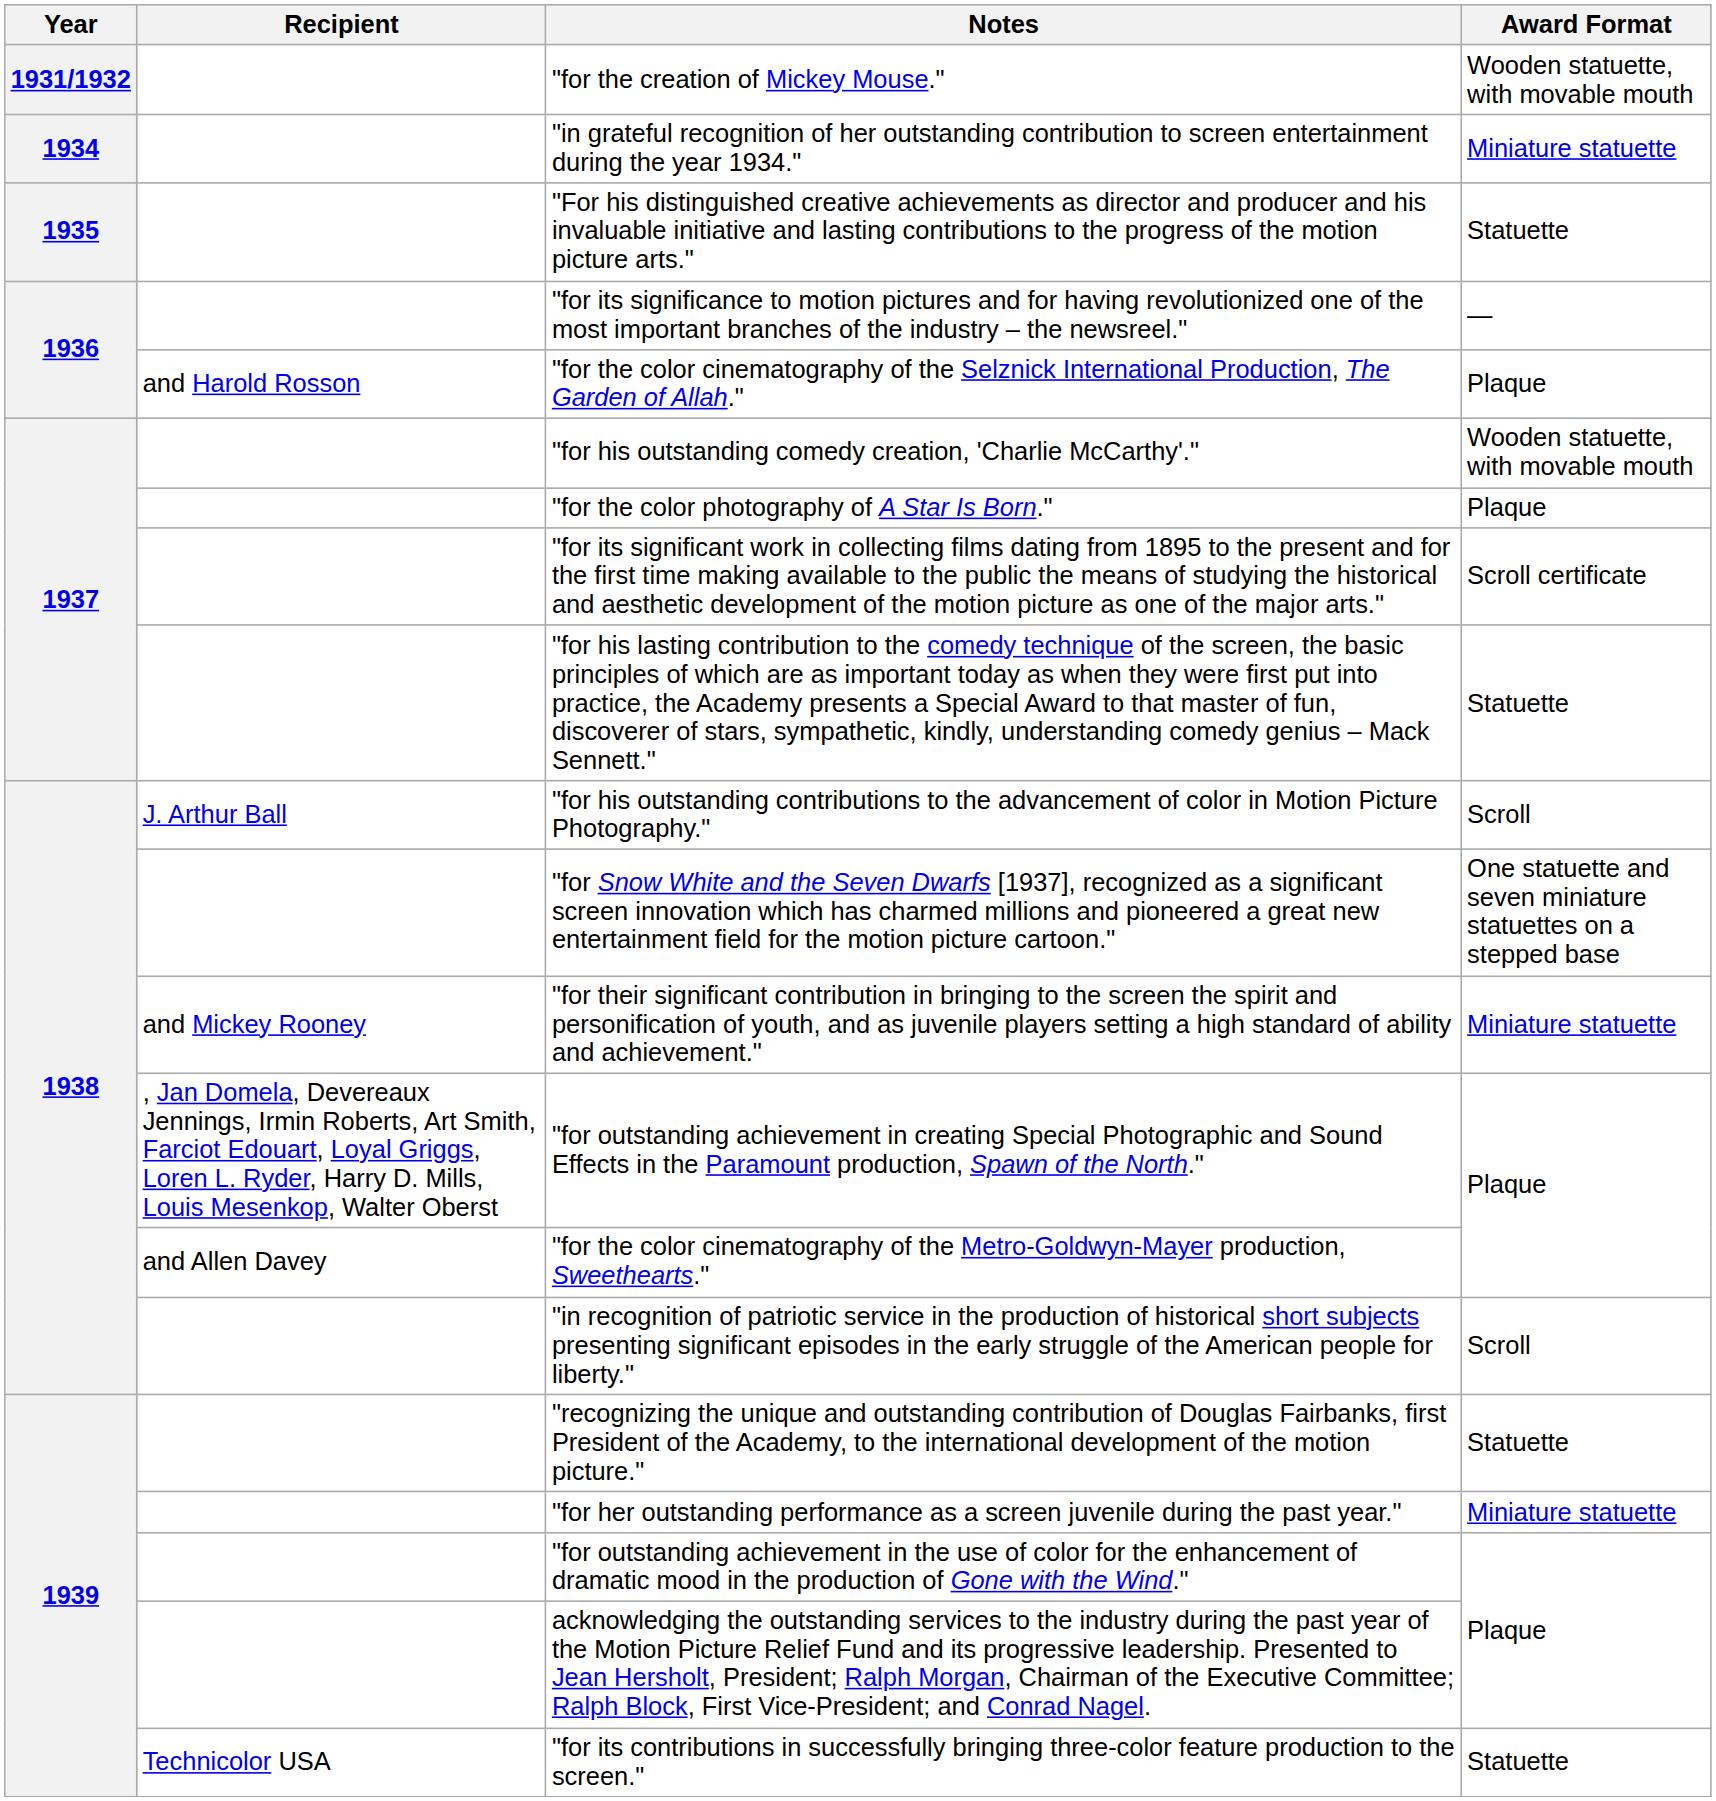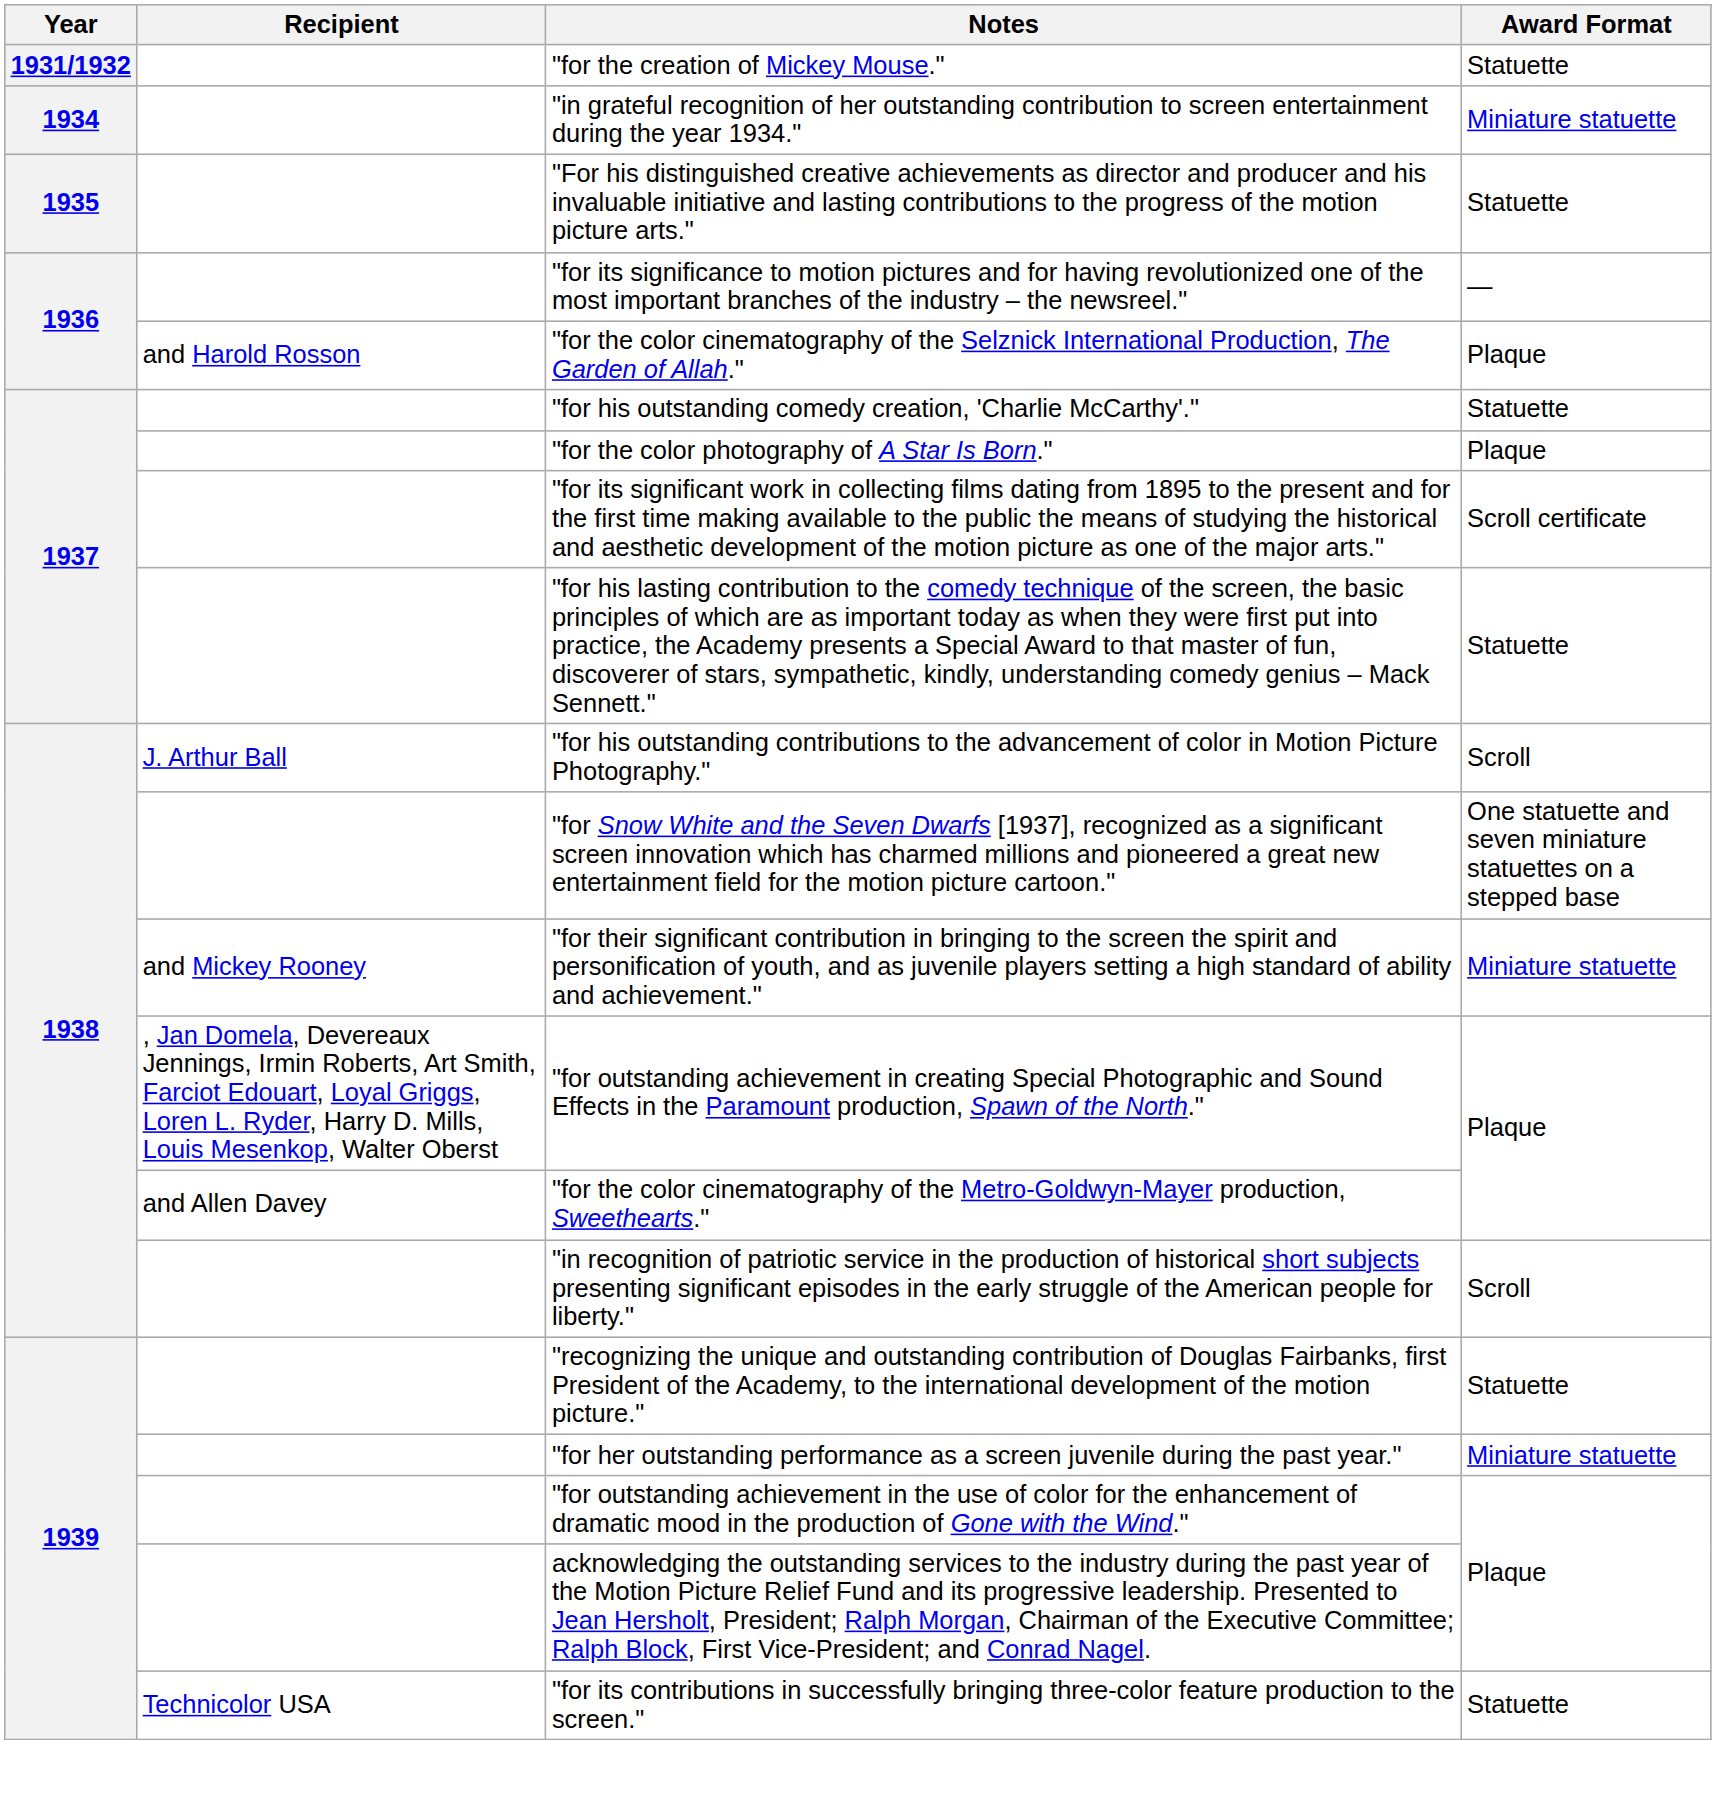(1580, 79) Wooden statuette, with movable mouth -> (1518, 65) Statuette
(1580, 452) Wooden statuette, with movable mouth -> (1518, 409) Statuette
